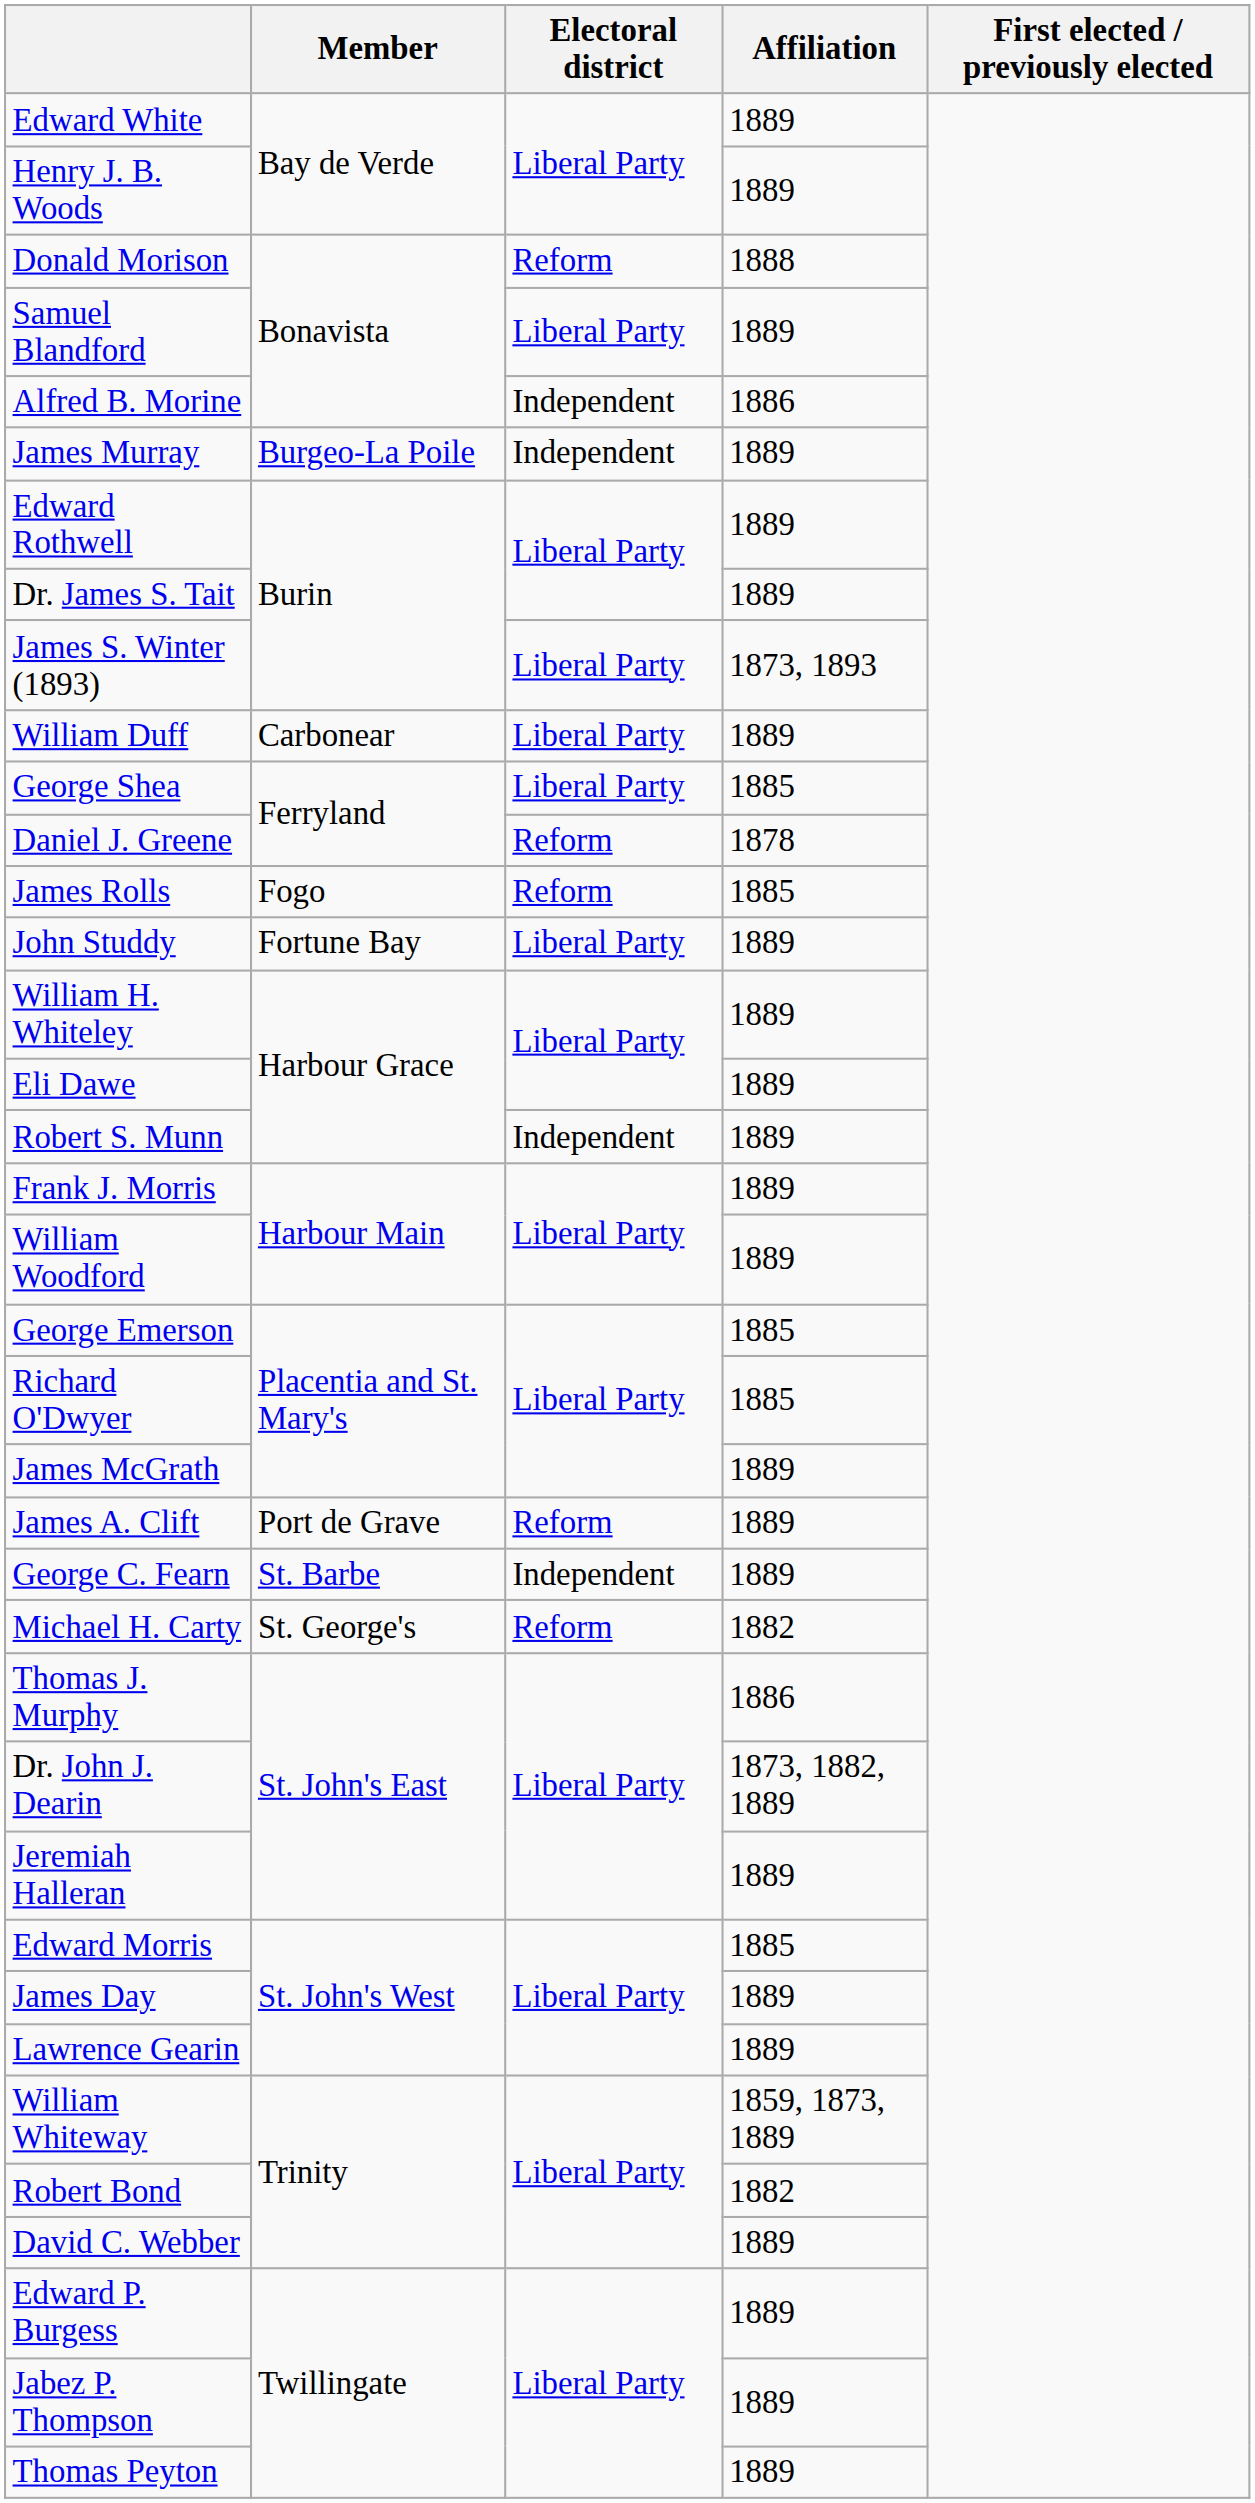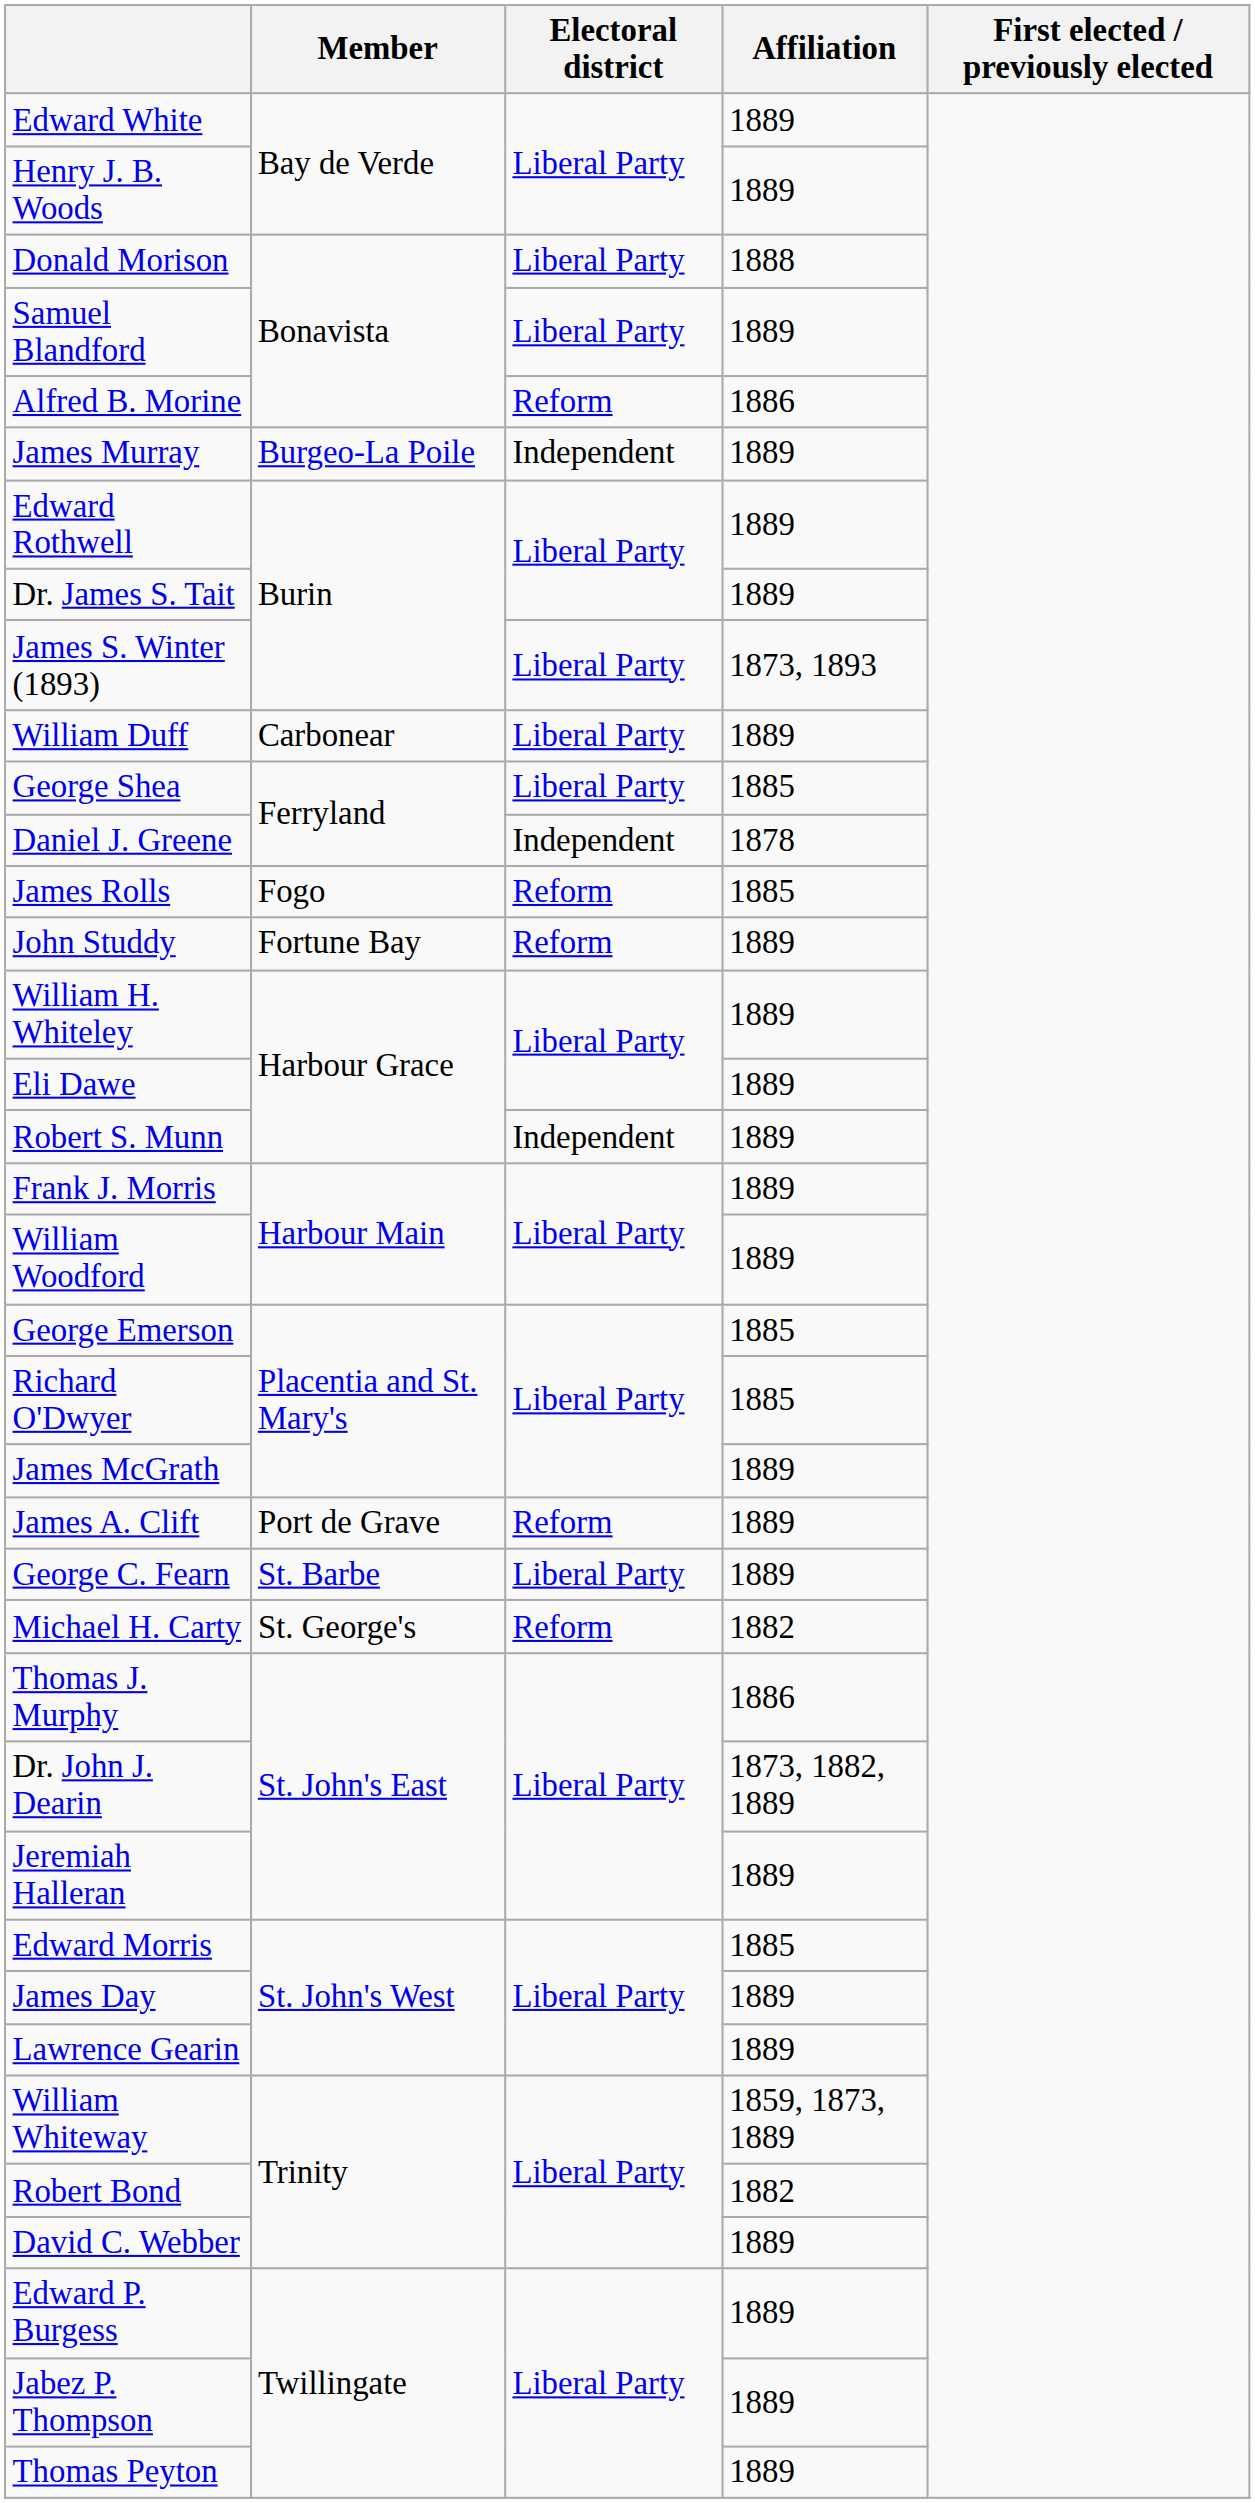(562, 260) Reform -> (598, 260) Liberal Party
(593, 401) Independent -> (562, 401) Reform
(562, 839) Reform -> (593, 839) Independent
(598, 943) Liberal Party -> (562, 943) Reform
(593, 1574) Independent -> (598, 1574) Liberal Party
